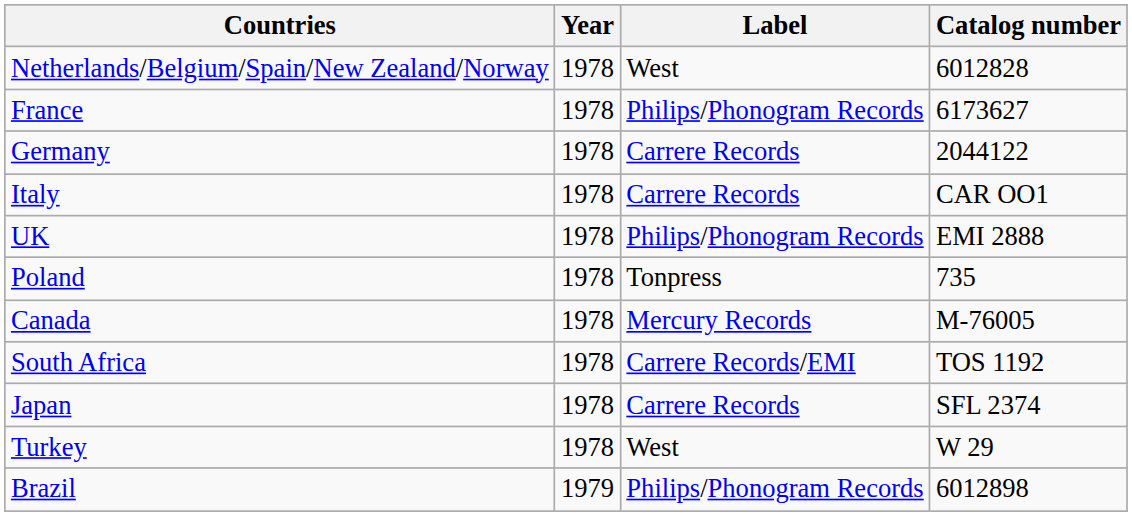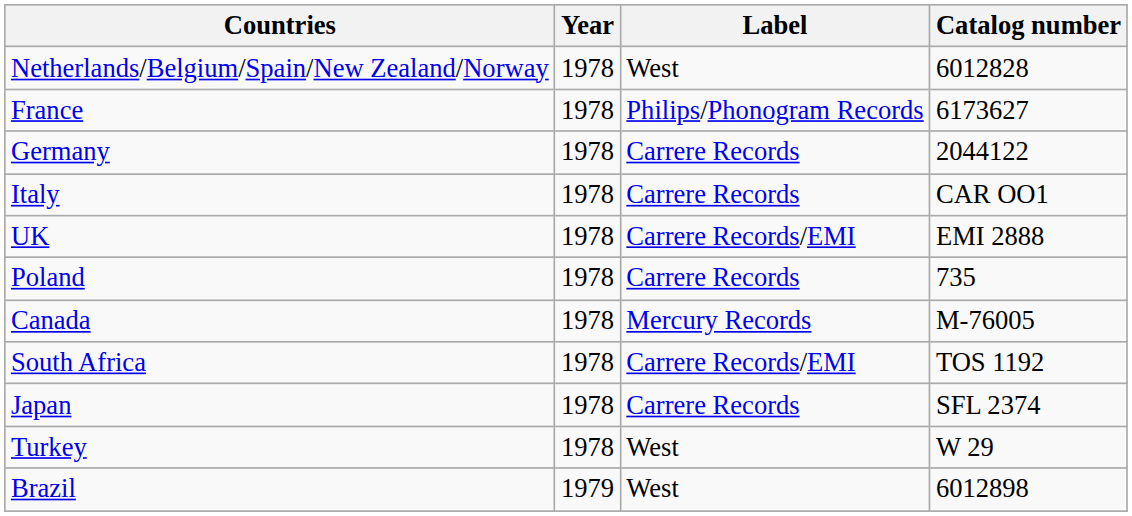(775, 236) Philips/Phonogram Records -> (741, 236) Carrere Records/EMI
(674, 278) Tonpress -> (713, 278) Carrere Records
(775, 488) Philips/Phonogram Records -> (653, 488) West
